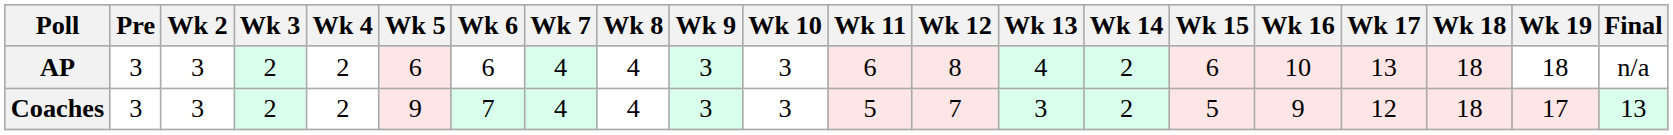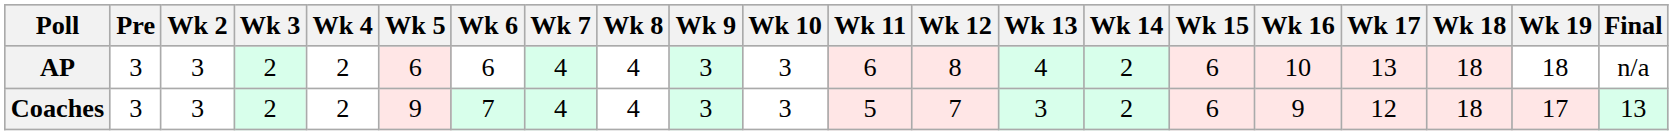(1212, 108) 5 -> (1212, 108) 6
